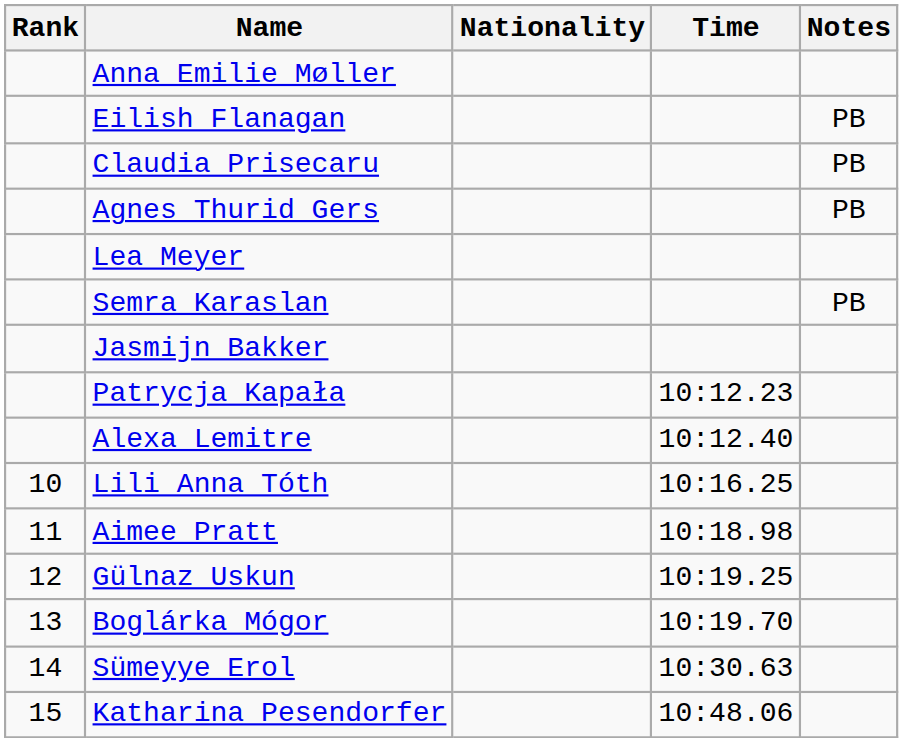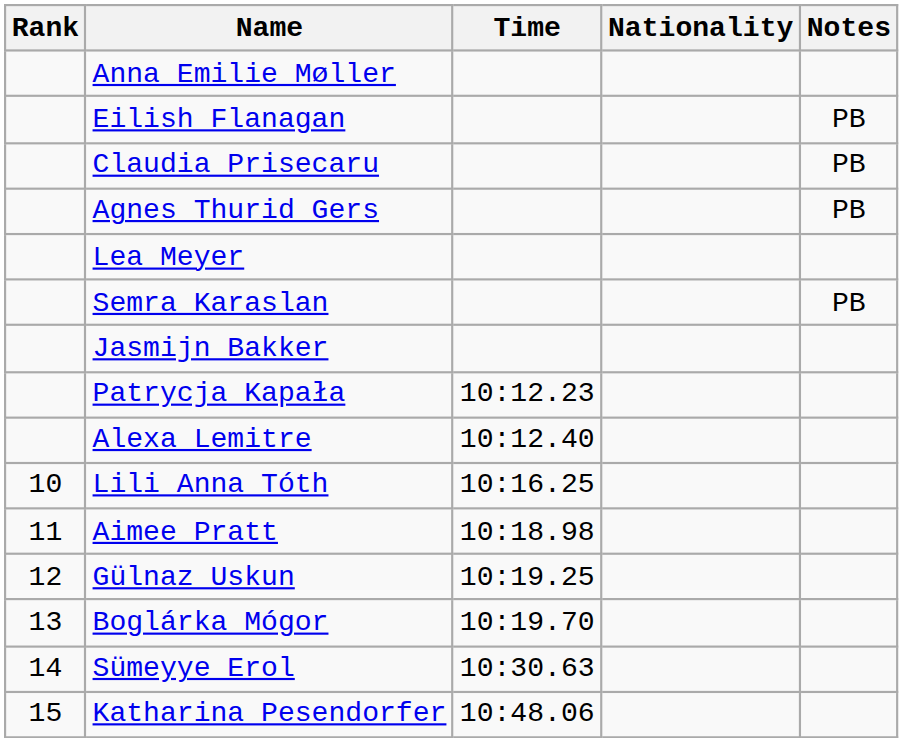columns swapped: (552, 28) <-> (726, 28)
